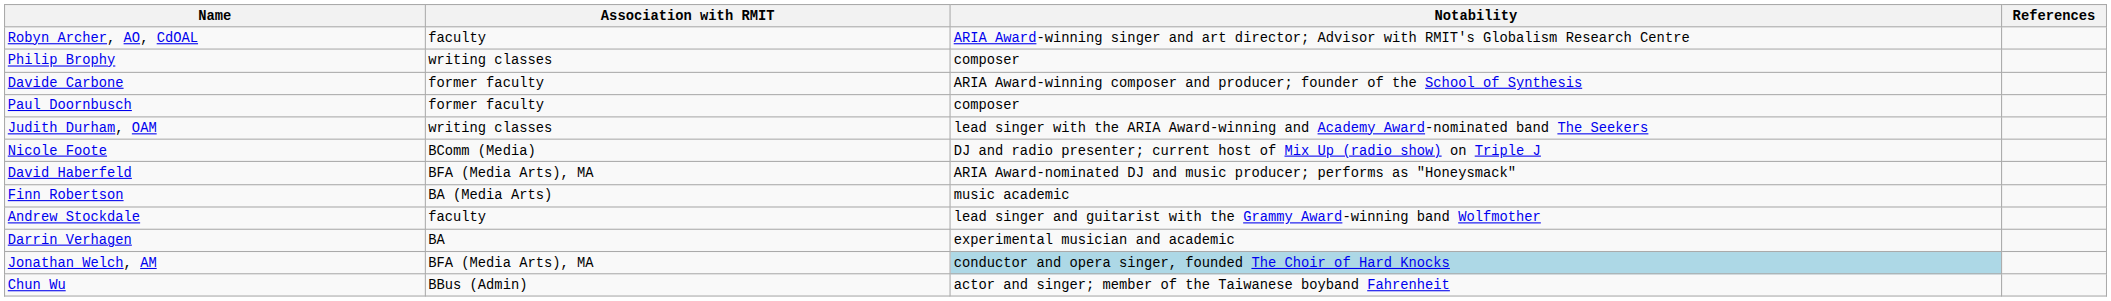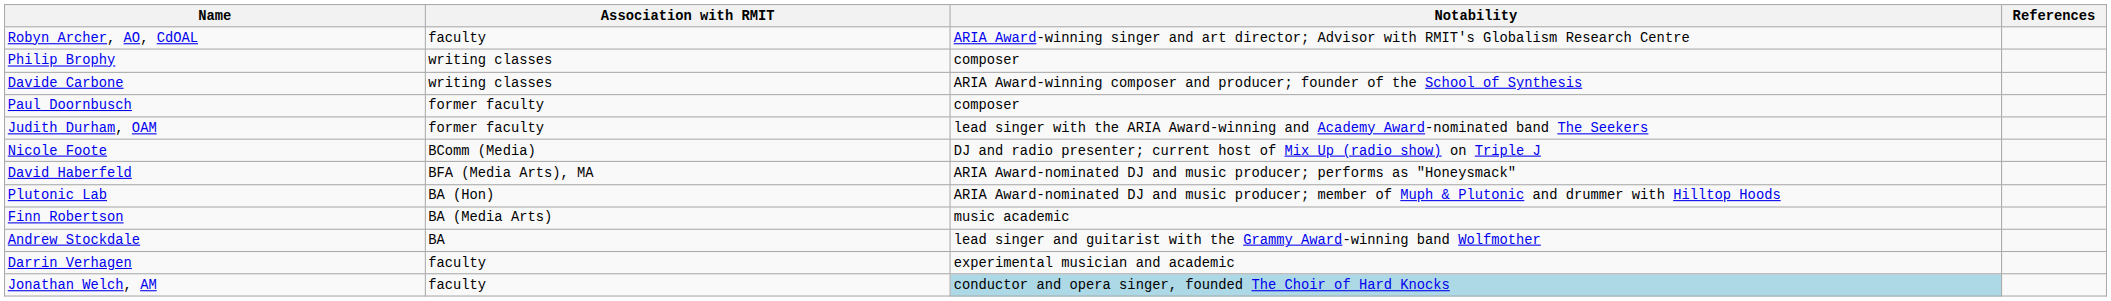(486, 83) former faculty -> (490, 83) writing classes
(490, 128) writing classes -> (486, 128) former faculty
+ row: (57, 195)
(457, 218) faculty -> (436, 240) BA
(436, 240) BA -> (457, 263) faculty
(511, 263) BFA (Media Arts), MA -> (457, 285) faculty
- row: (37, 285)
